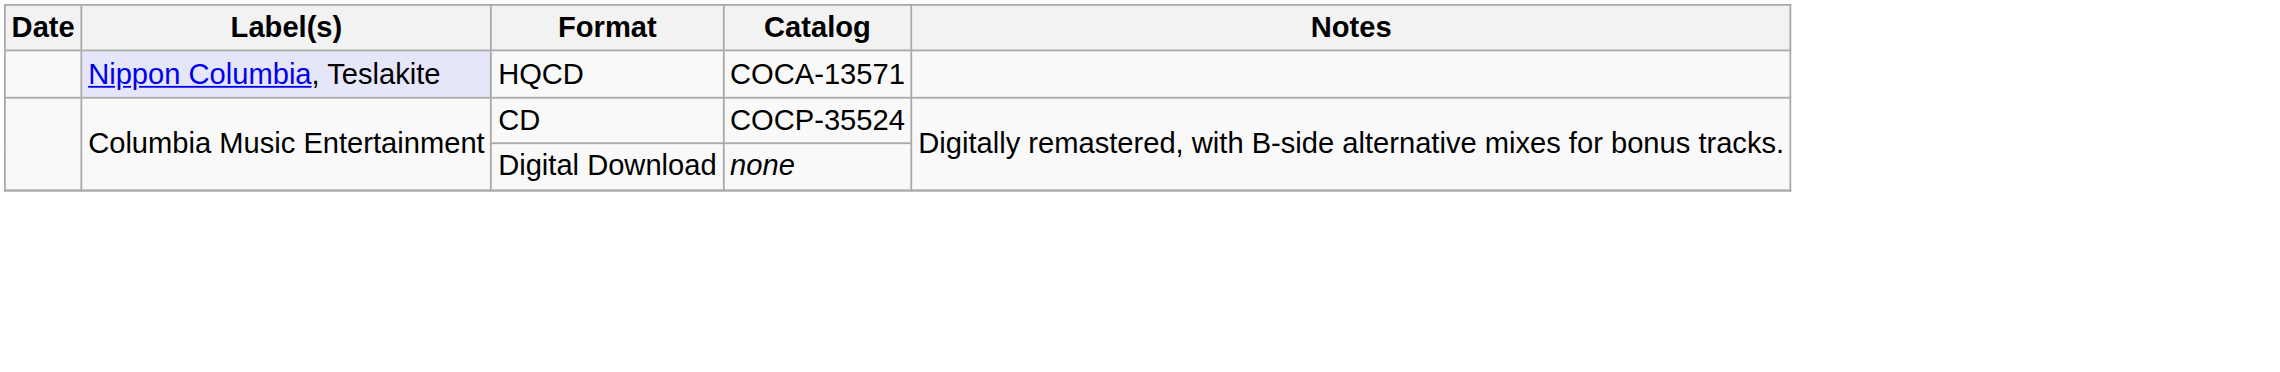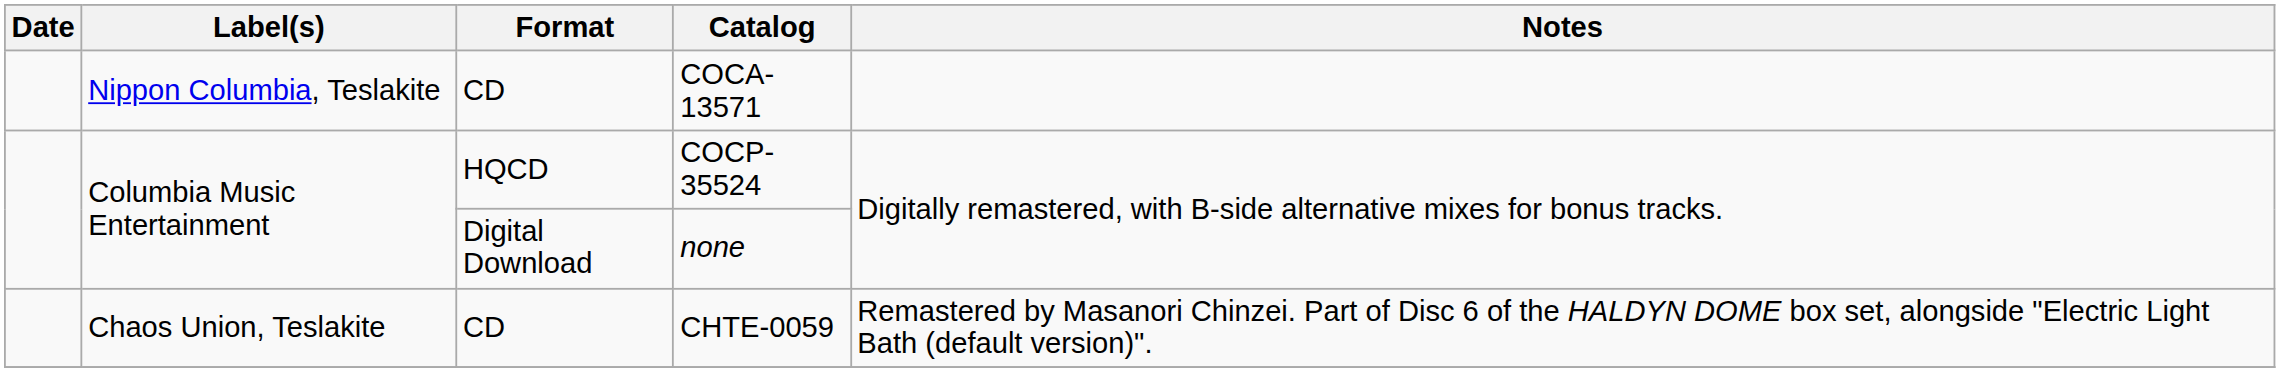(264, 73) lavender background -> (264, 90) no background
(541, 73) HQCD -> (484, 90) CD
(519, 119) CD -> (506, 169) HQCD
+ row: (757, 326)
